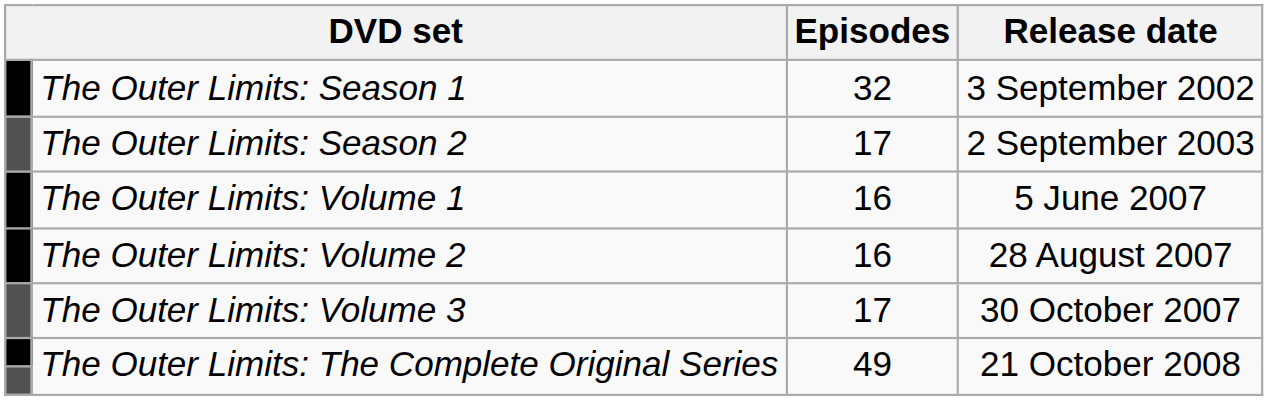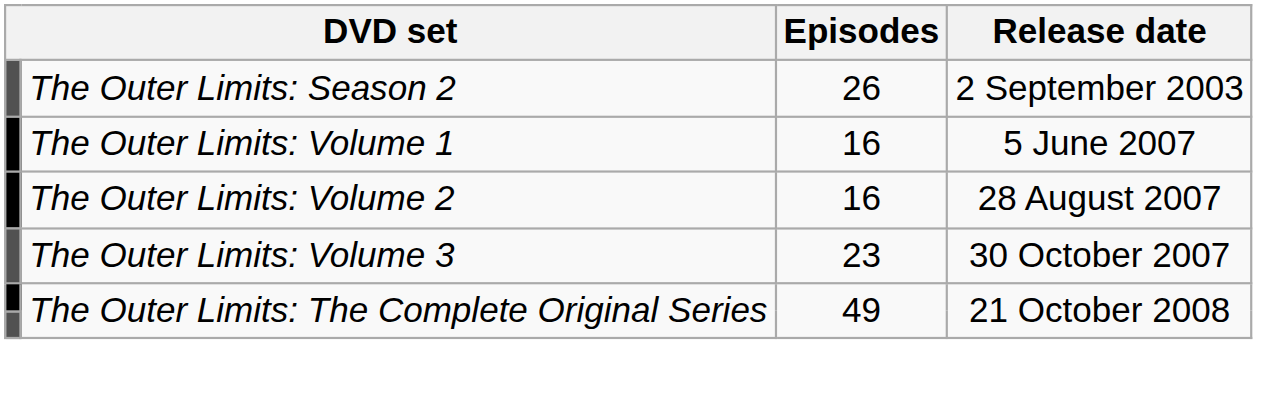- row: (254, 87)
(872, 143) 17 -> (861, 87) 26
(872, 310) 17 -> (861, 254) 23
